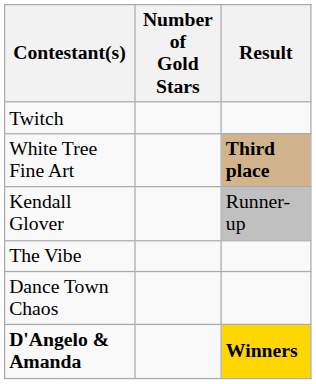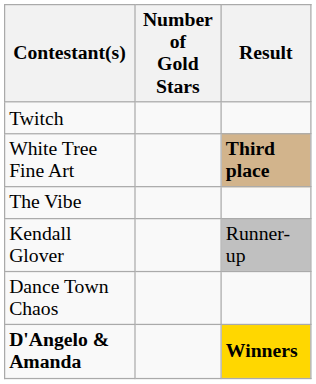rows swapped: (45, 255) <-> (40, 213)
